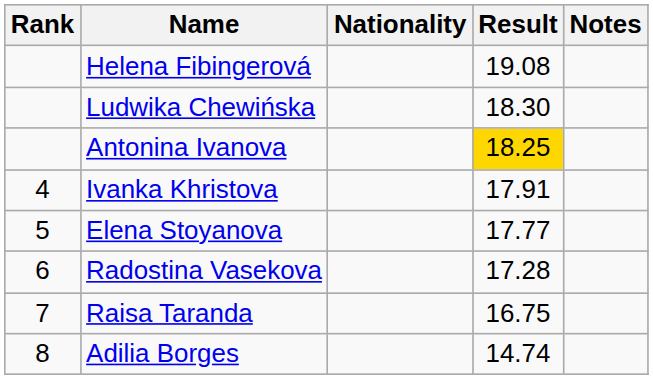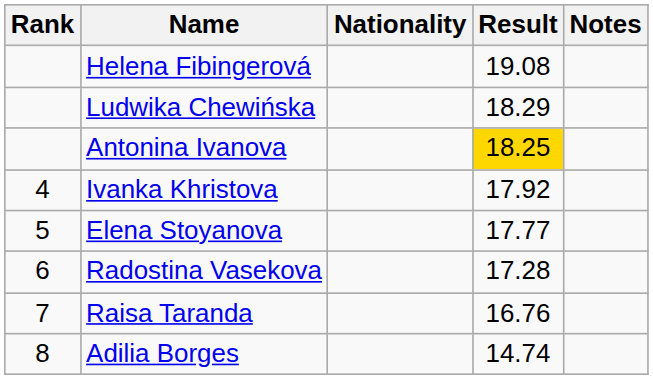(518, 107) 18.30 -> (518, 107) 18.29
(518, 189) 17.91 -> (518, 189) 17.92
(518, 312) 16.75 -> (518, 312) 16.76
